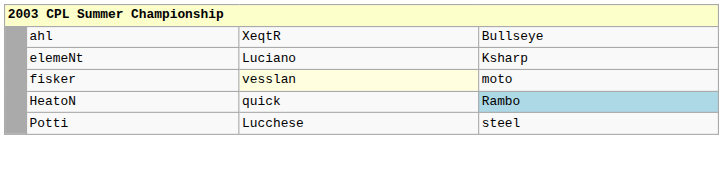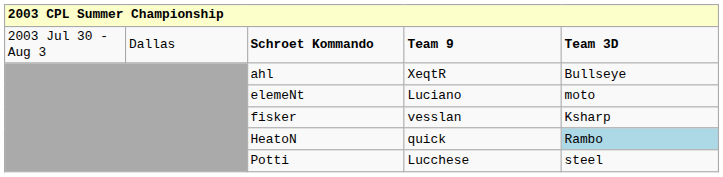+ row: (312, 45)
(505, 59) Ksharp -> (580, 96) moto
(269, 80) lightyellow background -> (434, 117) no background
(497, 80) moto -> (588, 117) Ksharp
